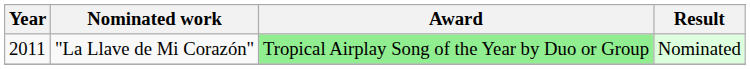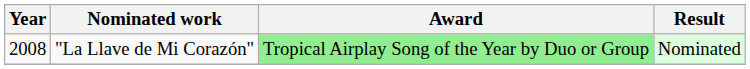(27, 49) 2011 -> (28, 49) 2008
